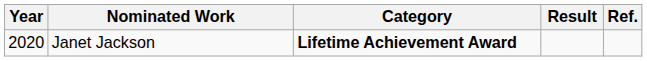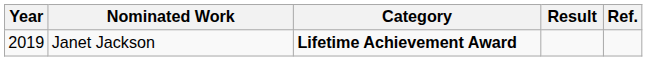(26, 42) 2020 -> (26, 42) 2019
